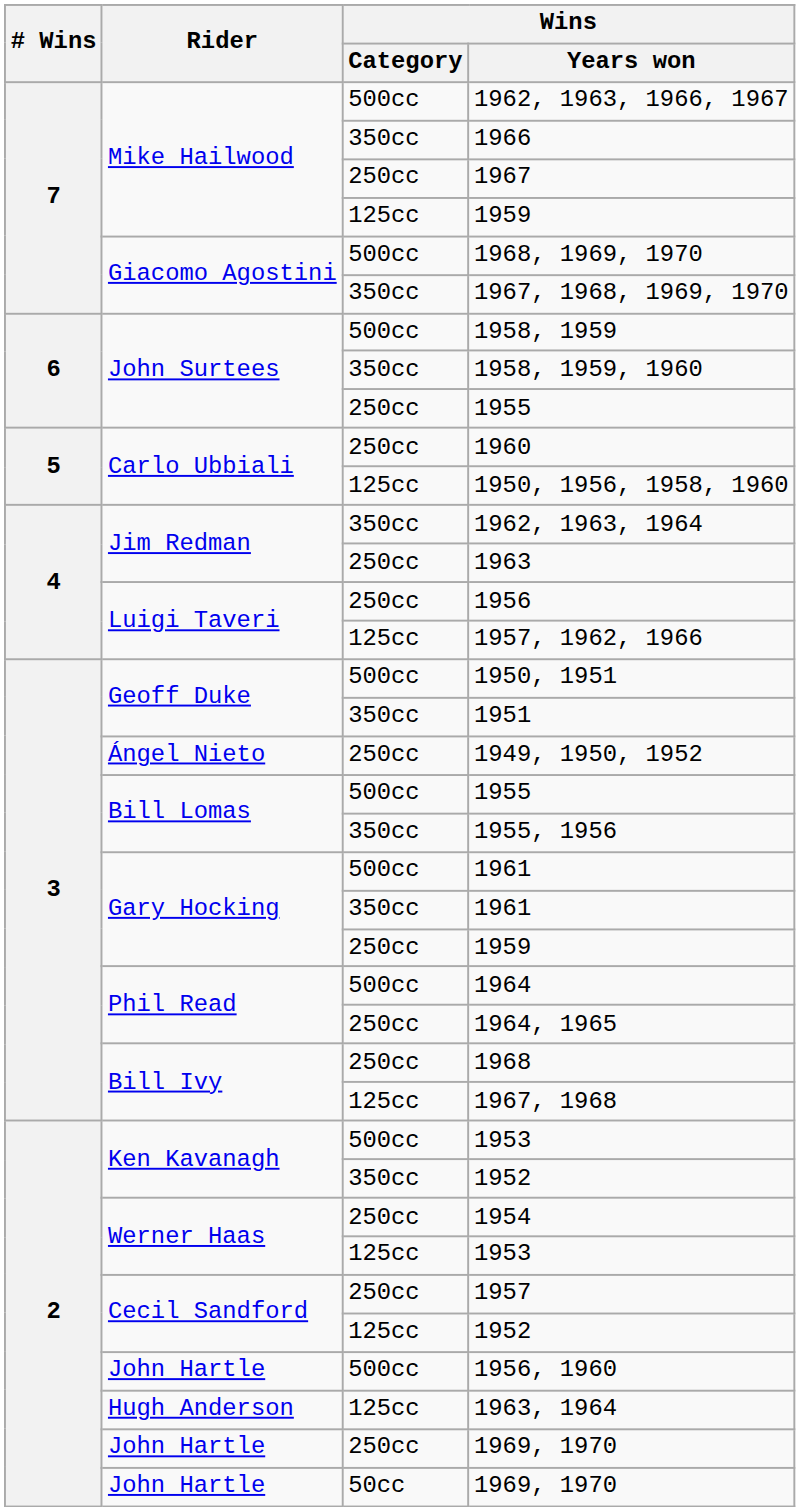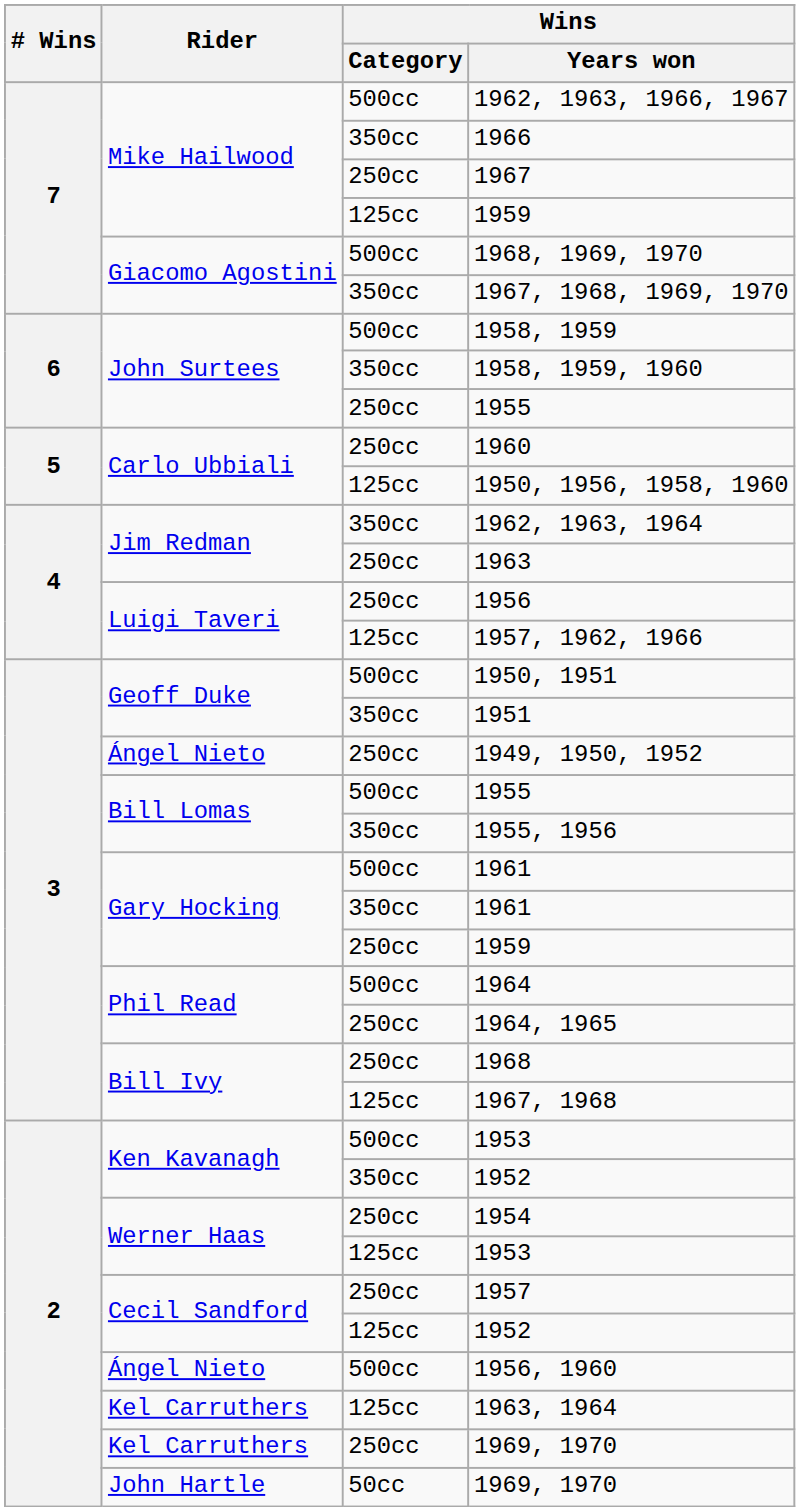(187, 1371) John Hartle -> (187, 1371) Ángel Nieto
(201, 1410) Hugh Anderson -> (208, 1410) Kel Carruthers
(187, 1448) John Hartle -> (208, 1448) Kel Carruthers
